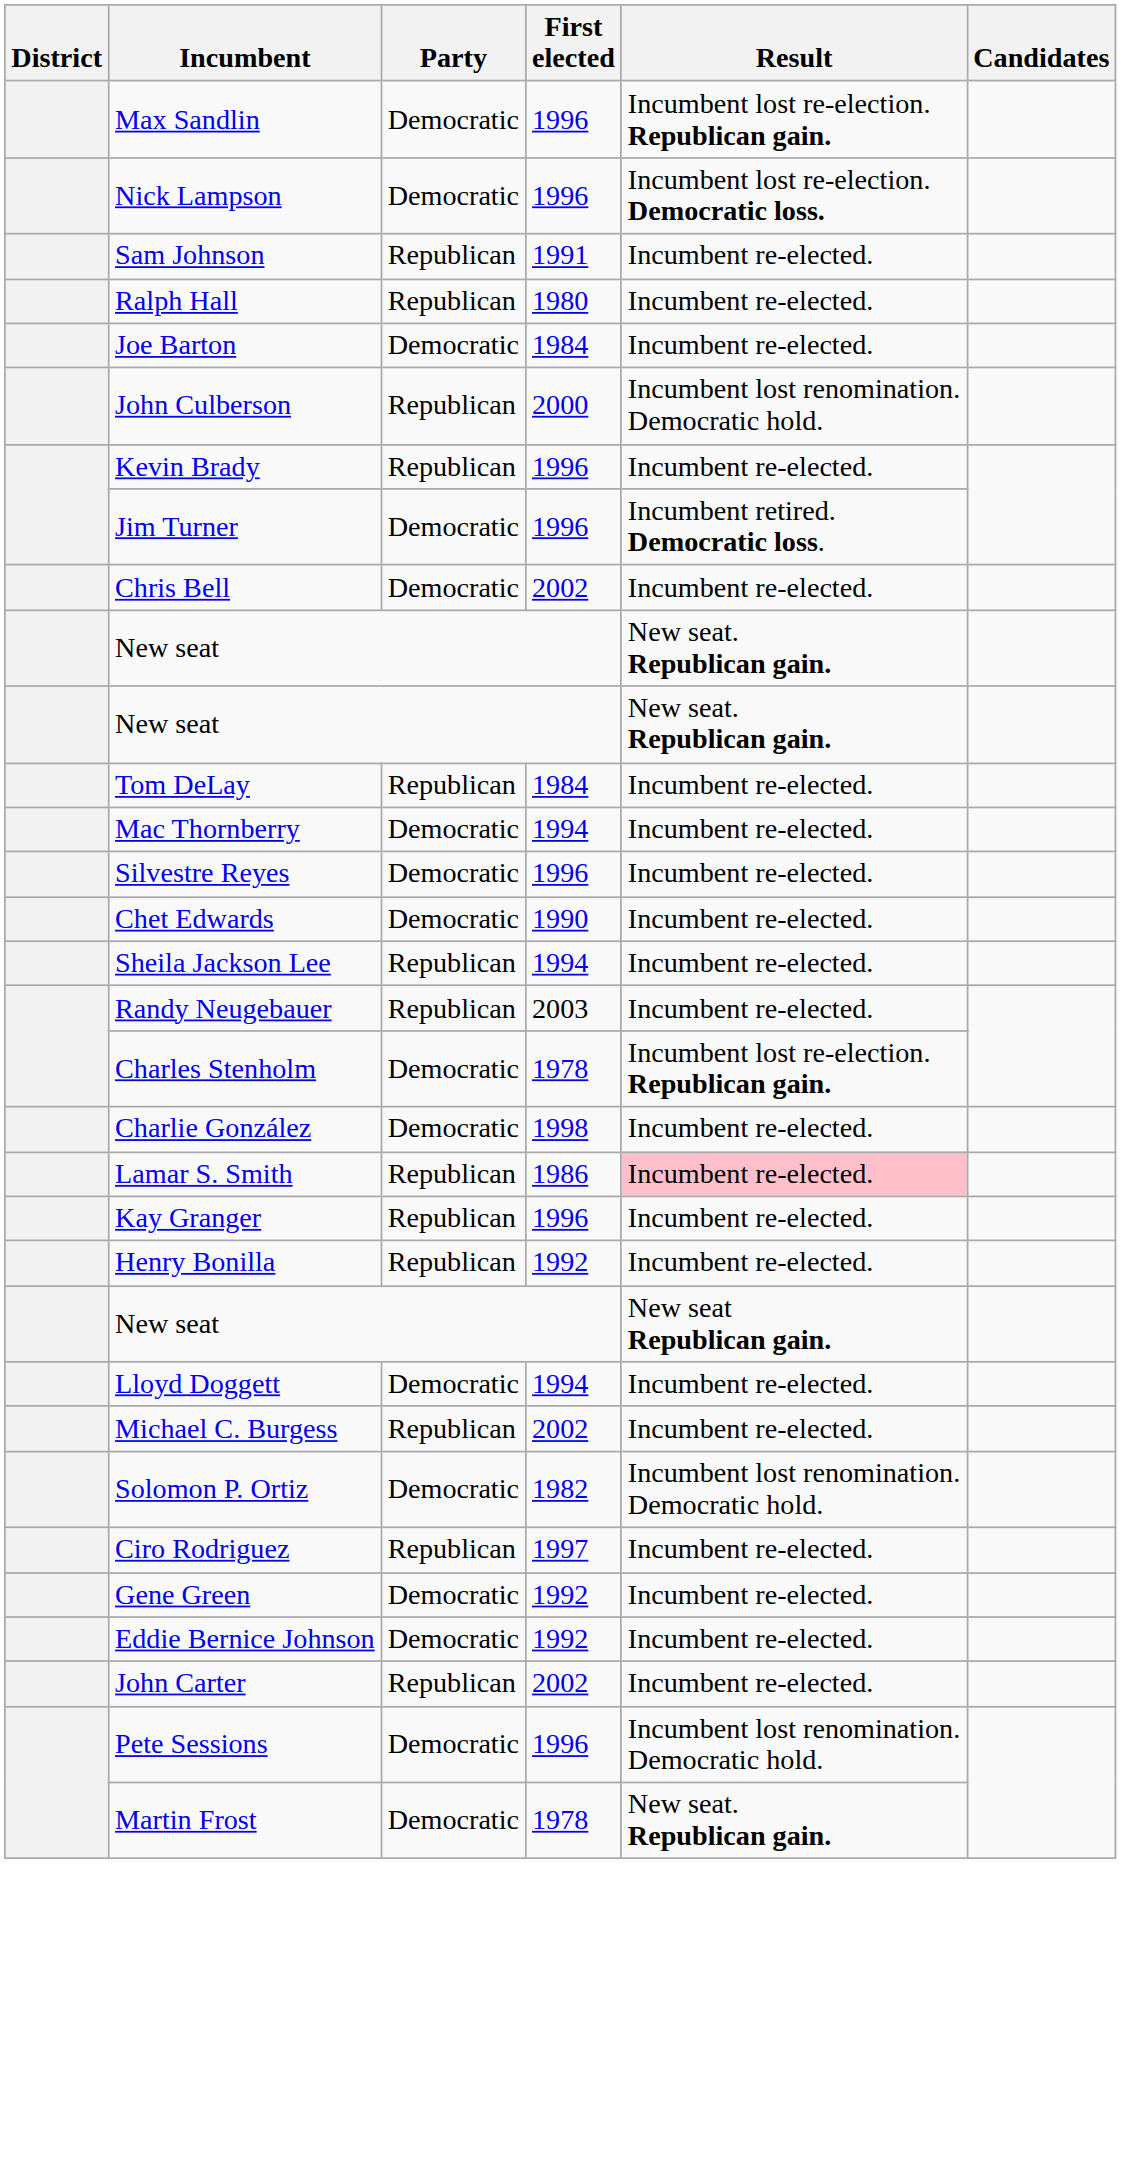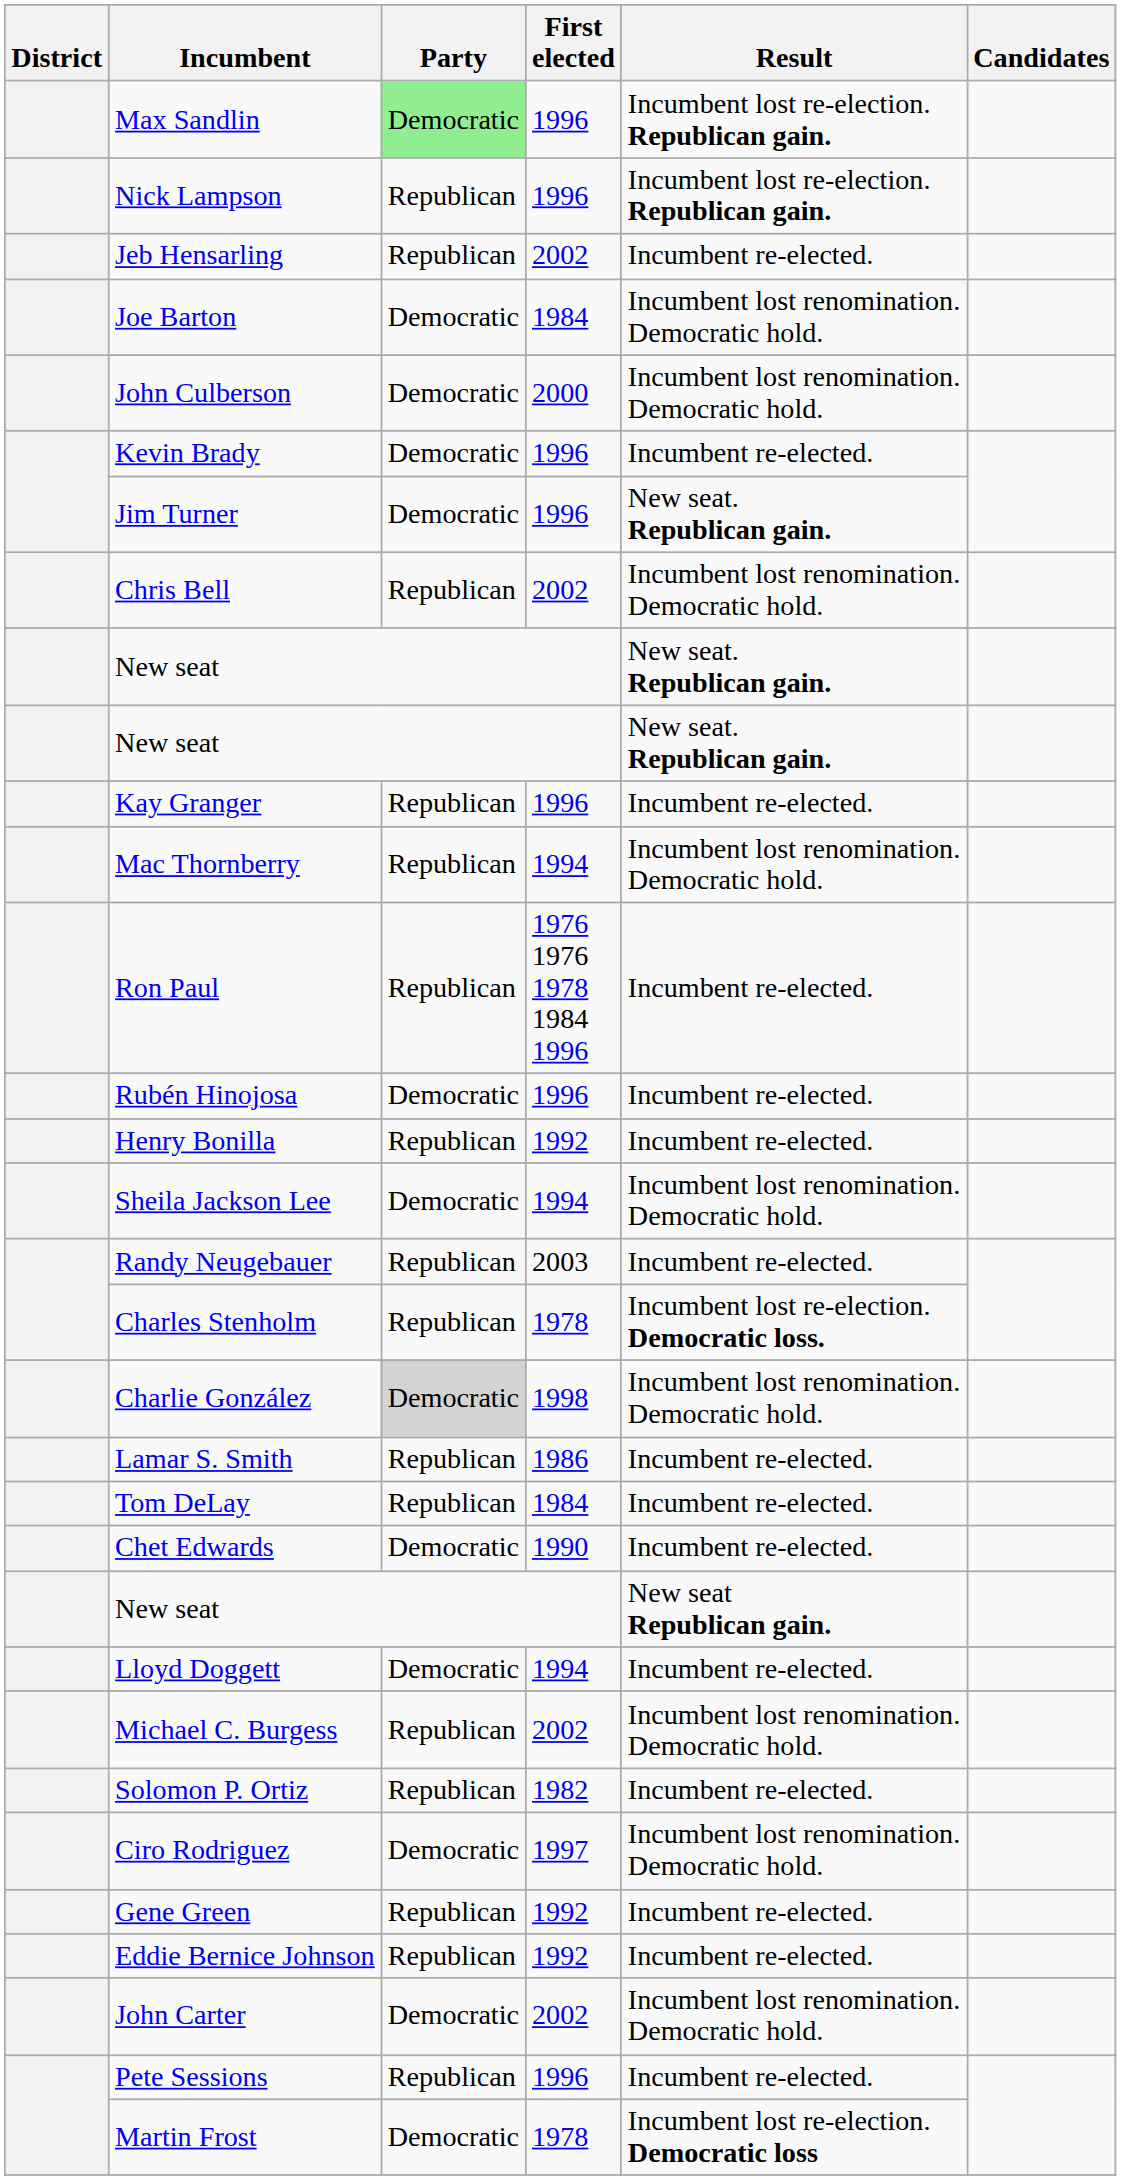(453, 119) no background -> (453, 119) lightgreen background
(453, 195) Democratic -> (452, 195) Republican
(779, 195) Incumbent lost re-election. Democratic loss. -> (779, 195) Incumbent lost re-election. Republican gain.
- row: (190, 255)
- row: (176, 300)
+ row: (199, 255)
(751, 345) Incumbent re-elected. -> (794, 316) Incumbent lost renomination. Democratic hold.
(452, 405) Republican -> (453, 392) Democratic
(452, 466) Republican -> (453, 453) Democratic
(732, 526) Incumbent retired. Democratic loss. -> (730, 513) New seat. Republican gain.
(453, 587) Democratic -> (452, 590) Republican
(751, 587) Incumbent re-elected. -> (794, 590) Incumbent lost renomination. Democratic hold.
rows swapped: (188, 1218) <-> (182, 784)
(453, 829) Democratic -> (452, 863) Republican
(751, 829) Incumbent re-elected. -> (794, 863) Incumbent lost renomination. Democratic hold.
+ row: (167, 987)
+ row: (206, 1095)
- row: (202, 873)
rows swapped: (194, 918) <-> (195, 1262)
(452, 963) Republican -> (453, 1200) Democratic
(751, 963) Incumbent re-elected. -> (794, 1200) Incumbent lost renomination. Democratic hold.
(453, 1068) Democratic -> (452, 1321) Republican
(779, 1068) Incumbent lost re-election. Republican gain. -> (779, 1321) Incumbent lost re-election. Democratic loss.
(453, 1128) no background -> (453, 1398) lightgrey background
(751, 1128) Incumbent re-elected. -> (794, 1398) Incumbent lost renomination. Democratic hold.
(751, 1173) pink background -> (751, 1458) no background
(751, 1428) Incumbent re-elected. -> (794, 1729) Incumbent lost renomination. Democratic hold.
(453, 1488) Democratic -> (452, 1789) Republican
(794, 1488) Incumbent lost renomination. Democratic hold. -> (751, 1789) Incumbent re-elected.
(452, 1549) Republican -> (453, 1850) Democratic
(751, 1549) Incumbent re-elected. -> (794, 1850) Incumbent lost renomination. Democratic hold.
(453, 1594) Democratic -> (452, 1910) Republican
(453, 1638) Democratic -> (452, 1955) Republican
(452, 1683) Republican -> (453, 2016) Democratic
(751, 1683) Incumbent re-elected. -> (794, 2016) Incumbent lost renomination. Democratic hold.
(453, 1743) Democratic -> (452, 2076) Republican
(794, 1743) Incumbent lost renomination. Democratic hold. -> (751, 2076) Incumbent re-elected.
(730, 1820) New seat. Republican gain. -> (779, 2137) Incumbent lost re-election. Democratic loss
